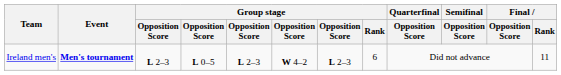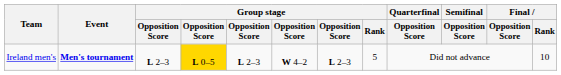(204, 63) no background -> (204, 63) gold background
(375, 57) 6 -> (375, 57) 5
(545, 57) 11 -> (545, 57) 10
